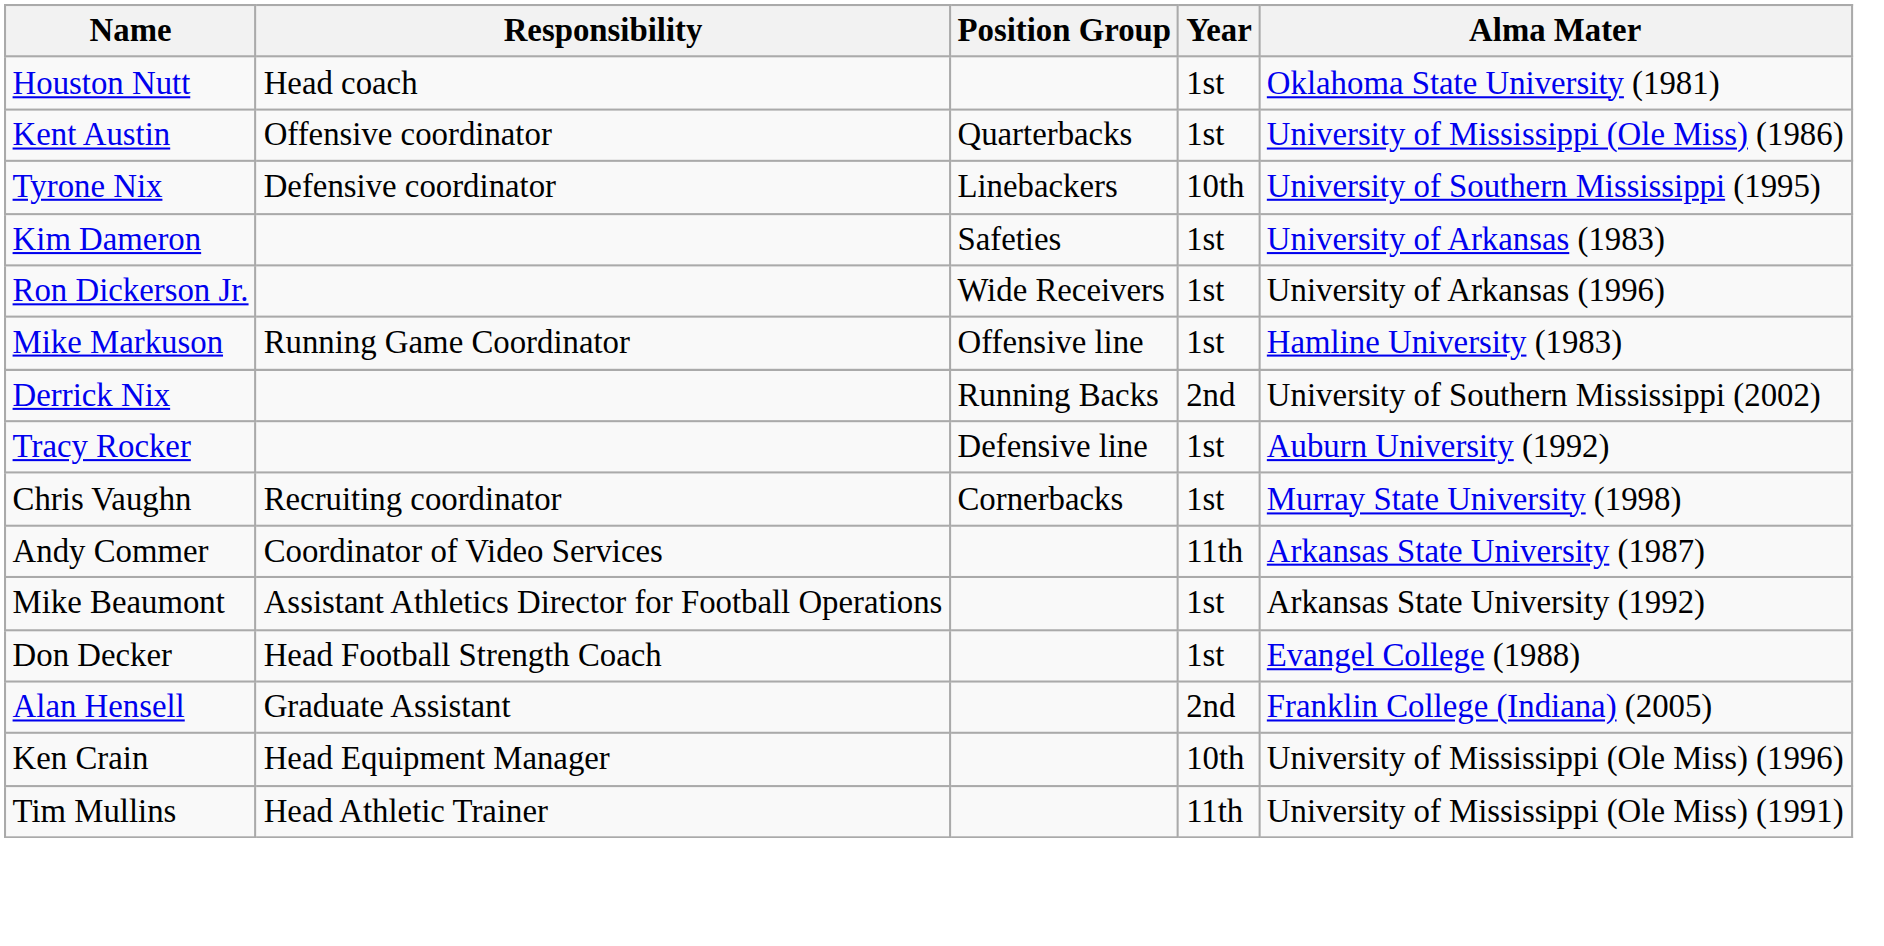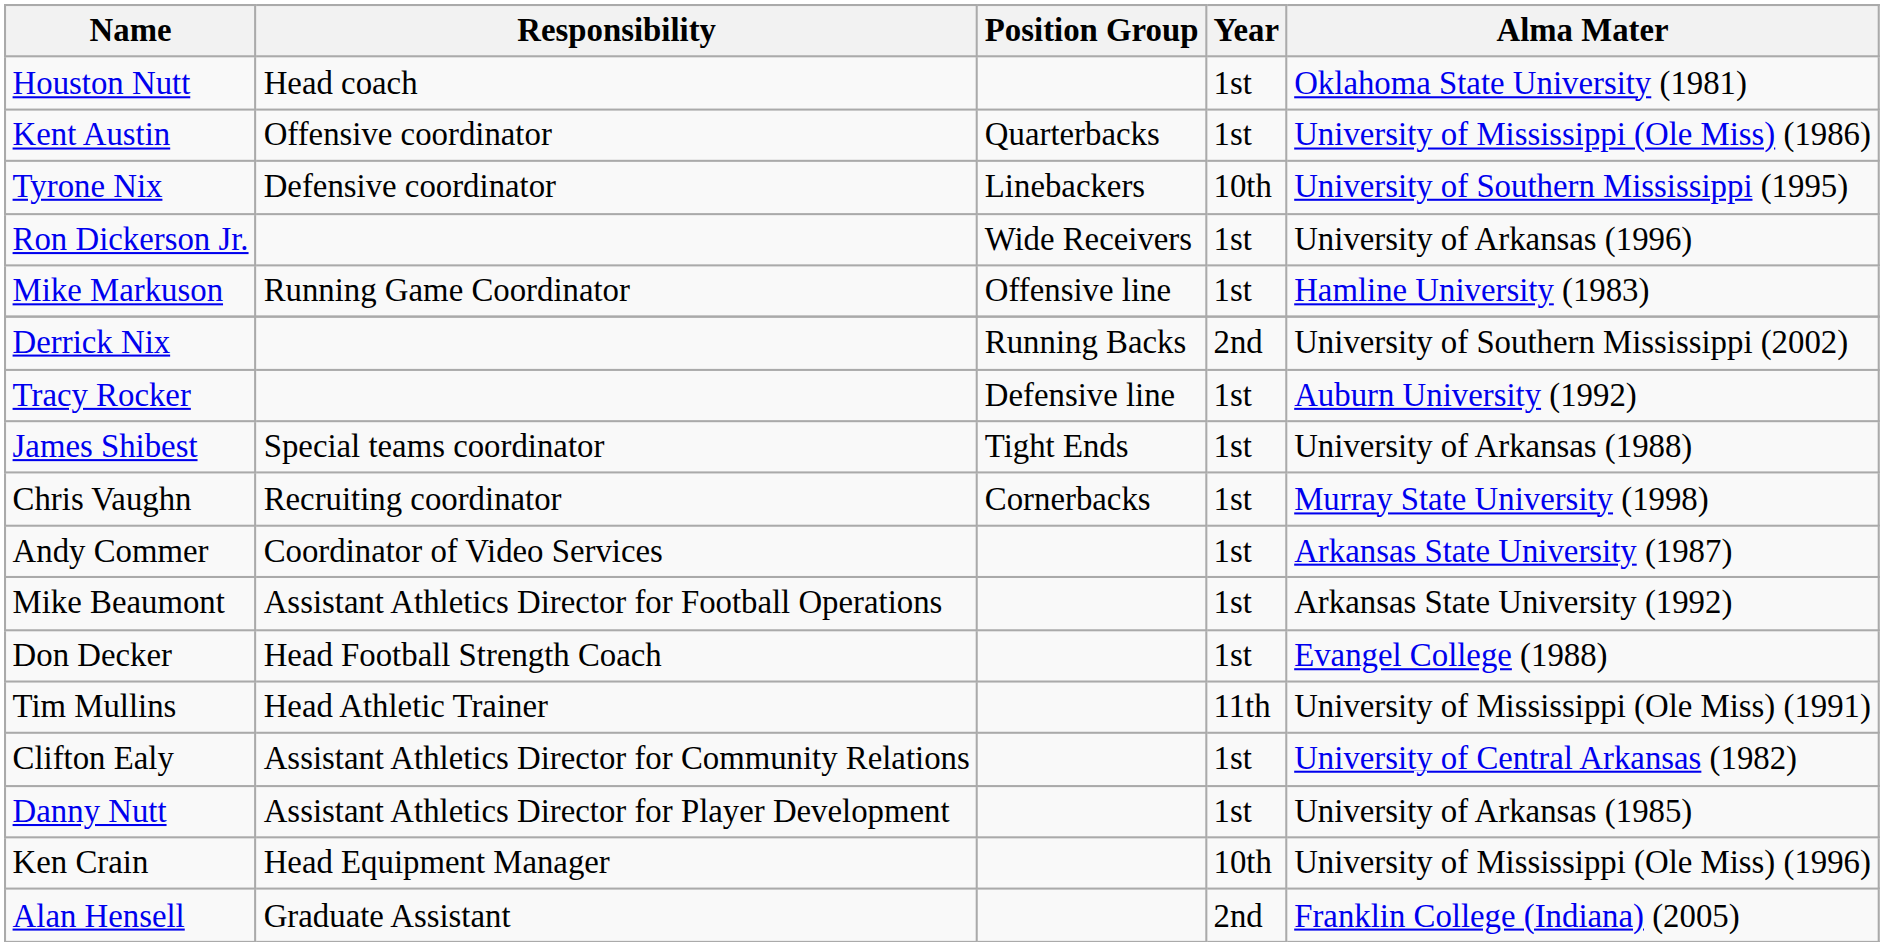- row: (107, 238)
+ row: (105, 446)
(1215, 550) 11th -> (1233, 550) 1st
rows swapped: (94, 810) <-> (99, 706)
+ row: (93, 758)
+ row: (90, 810)
